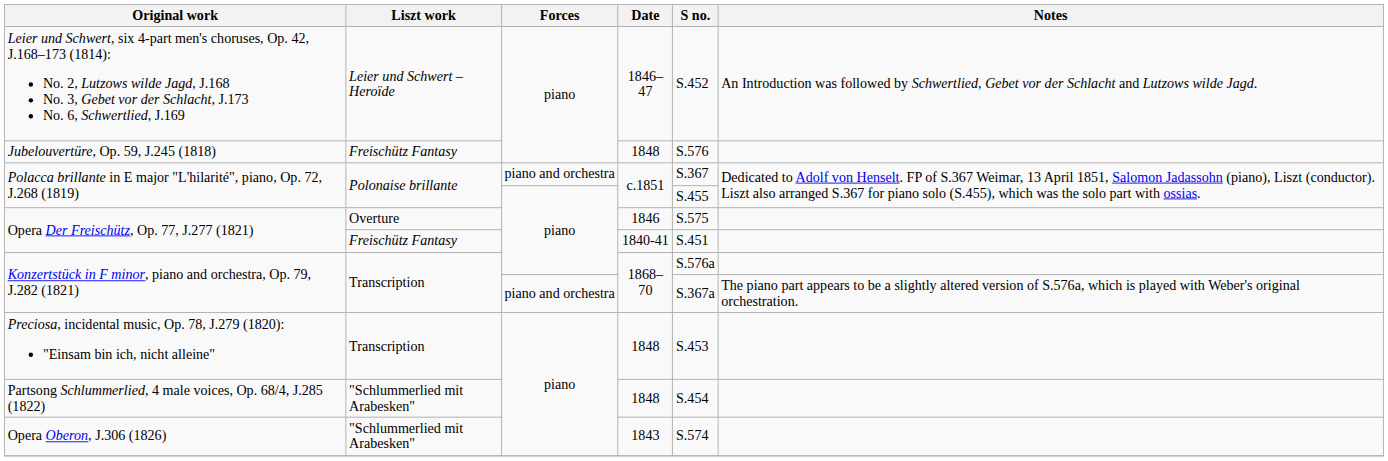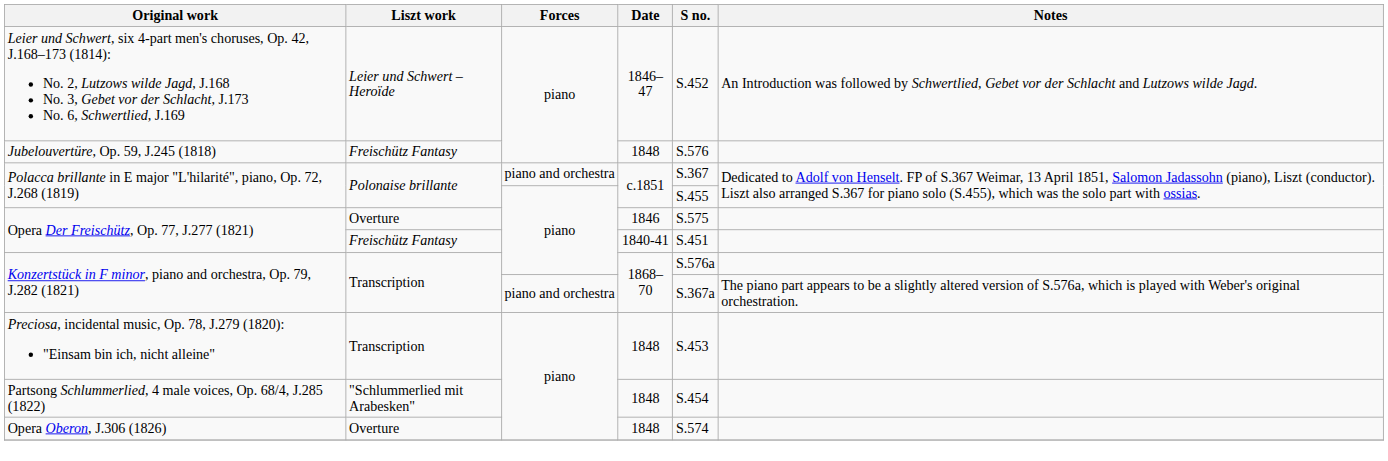(406, 436) "Schlummerlied mit Arabesken" -> (374, 428) Overture
(645, 436) 1843 -> (645, 428) 1848
